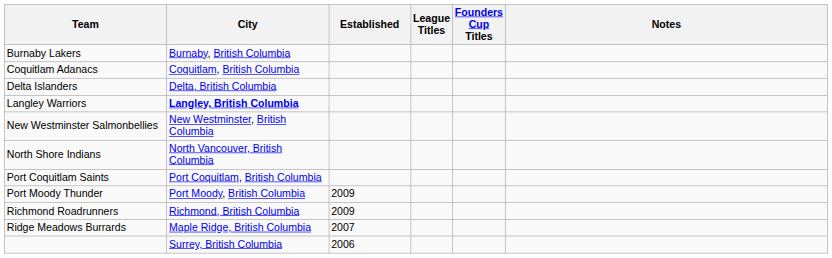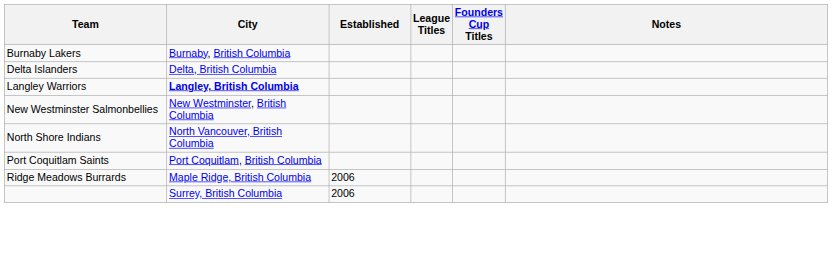- row: (52, 70)
- row: (55, 194)
- row: (63, 211)
(343, 227) 2007 -> (343, 177) 2006
